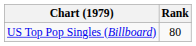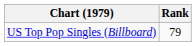(175, 32) 80 -> (175, 32) 79
